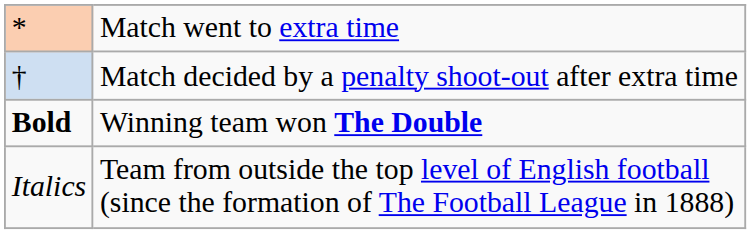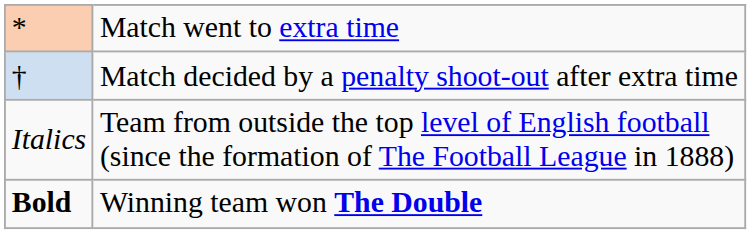rows swapped: (42, 122) <-> (49, 186)
